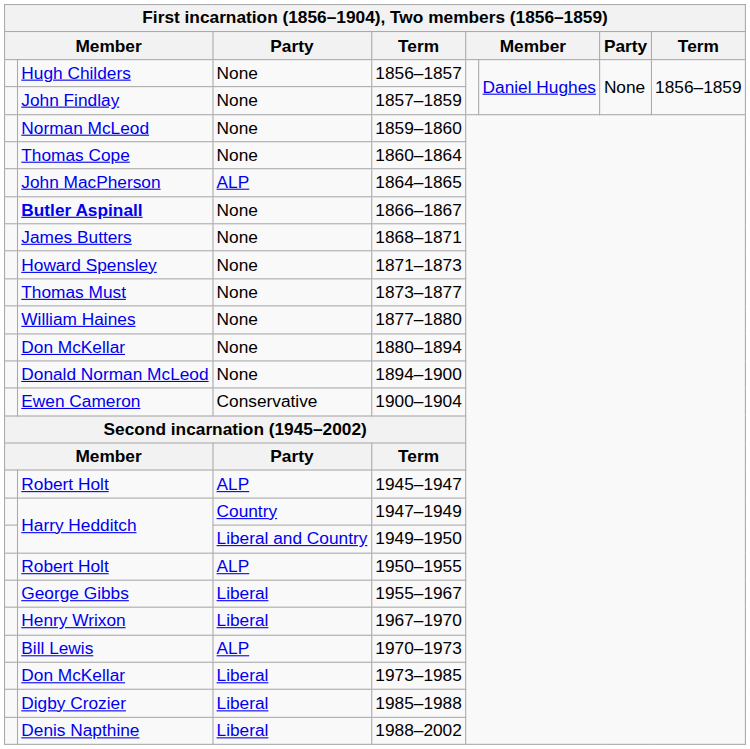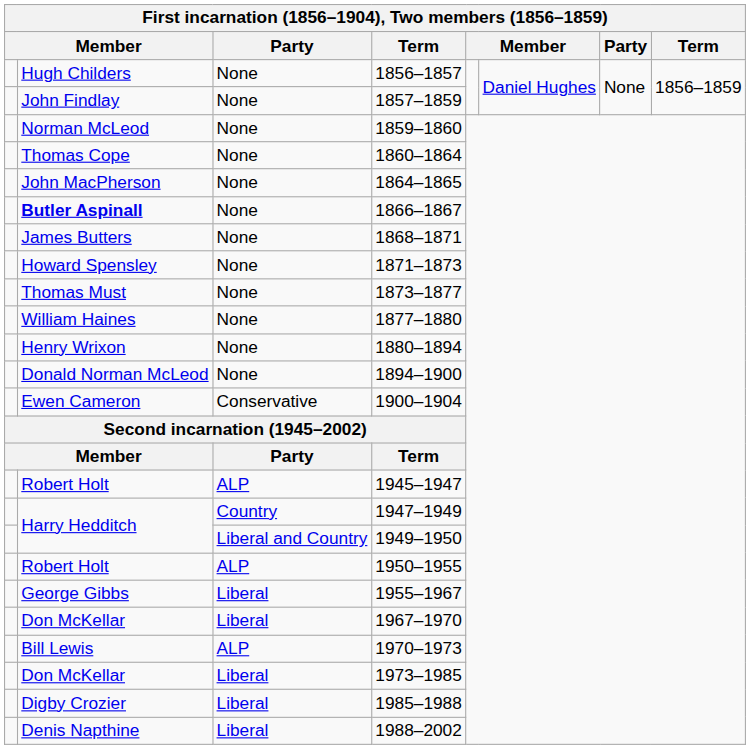(233, 182) ALP -> (237, 182) None
(73, 347) Don McKellar -> (73, 347) Henry Wrixon
(73, 621) Henry Wrixon -> (73, 621) Don McKellar
